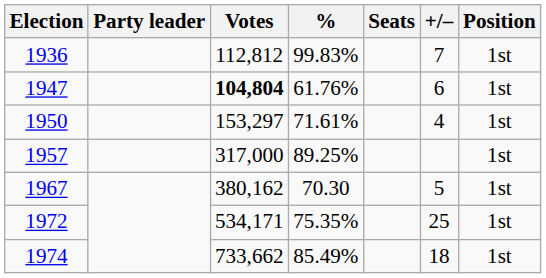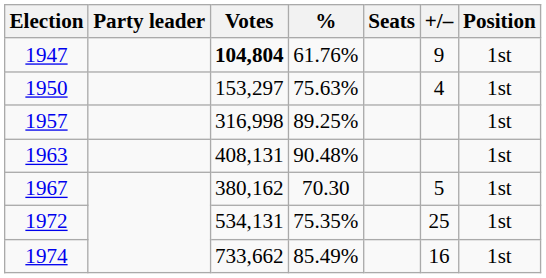- row: (46, 54)
(439, 88) 6 -> (439, 54) 9
(326, 121) 71.61% -> (326, 88) 75.63%
(249, 155) 317,000 -> (249, 121) 316,998
+ row: (46, 155)
(249, 222) 534,171 -> (249, 222) 534,131
(439, 255) 18 -> (439, 255) 16
